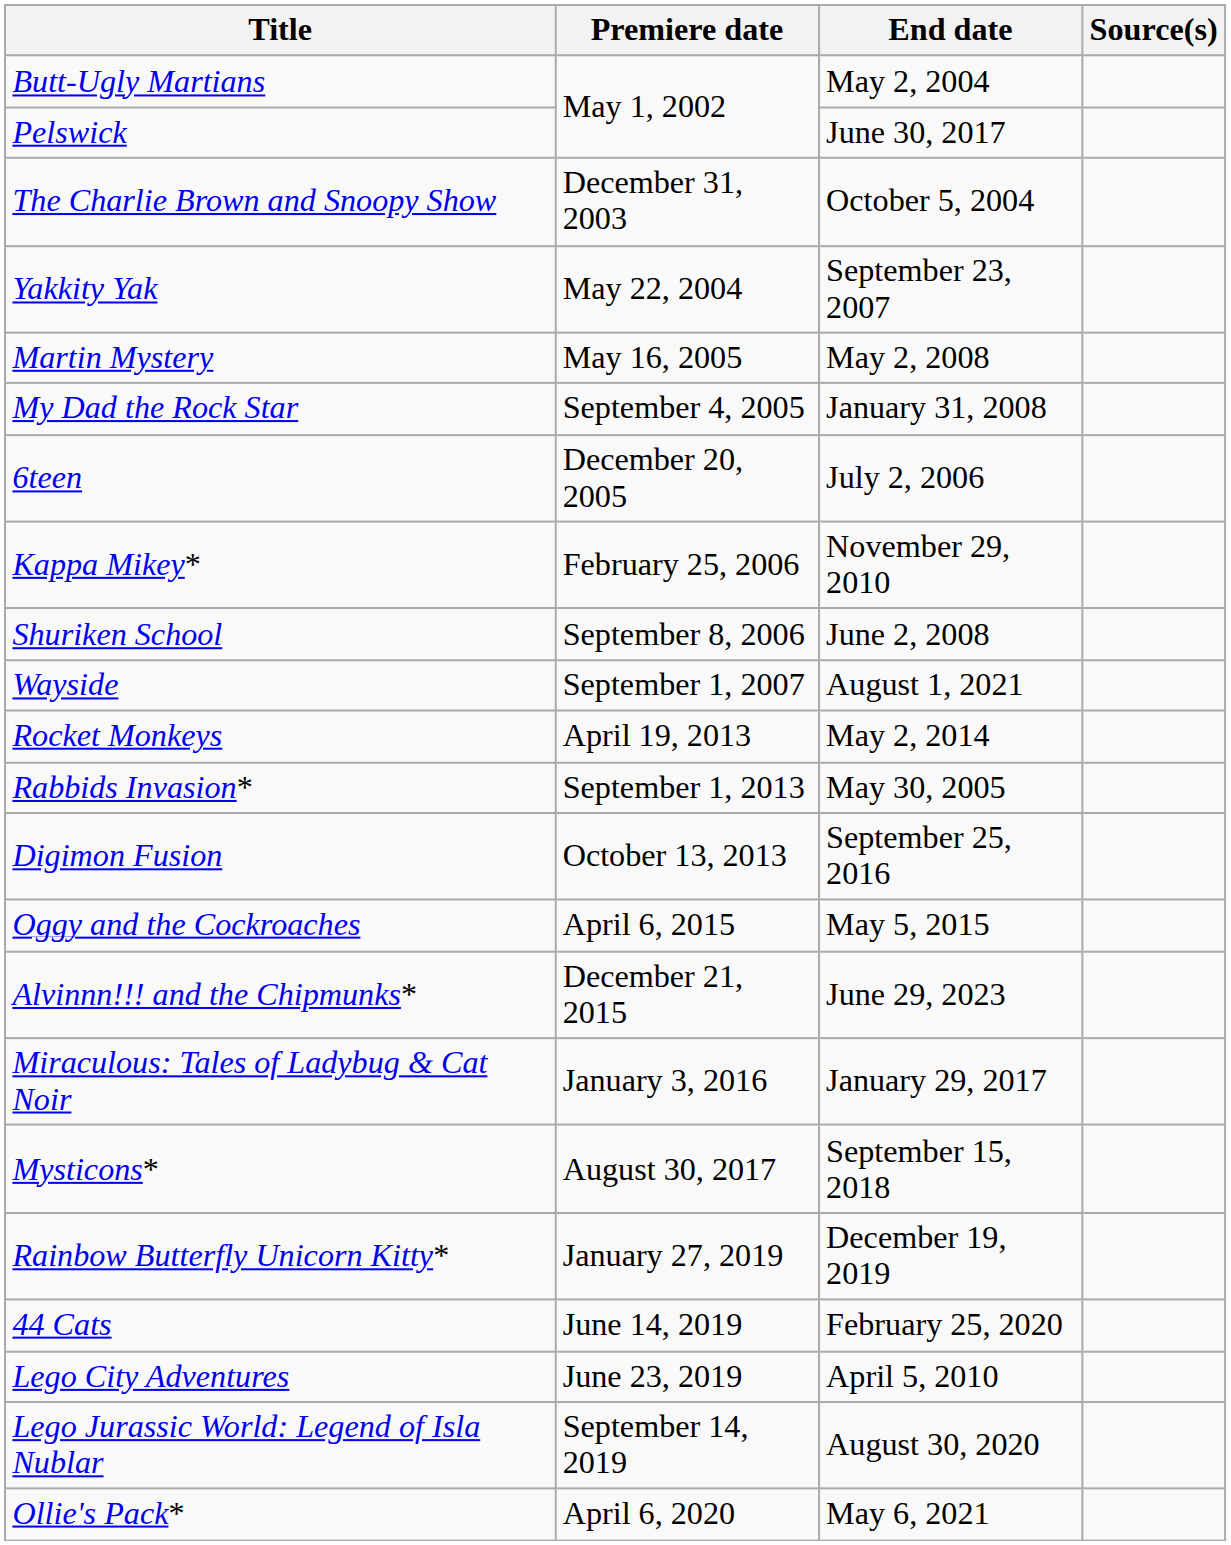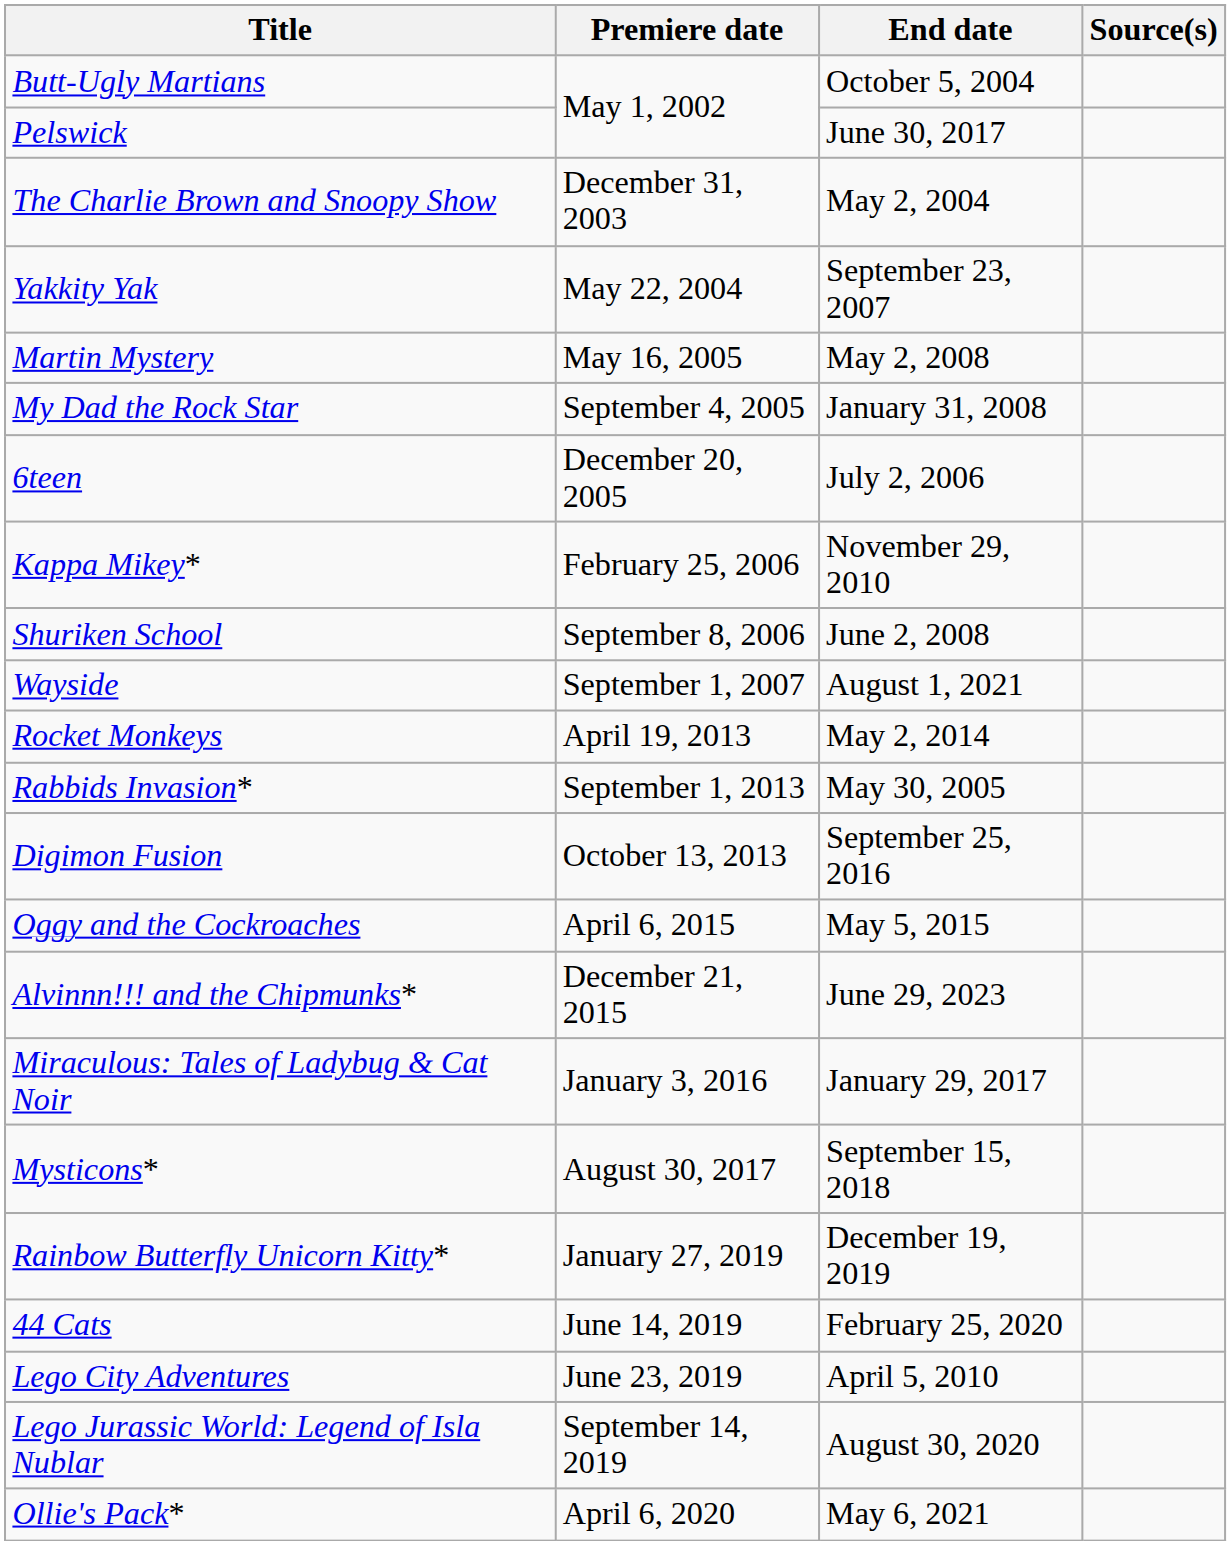(908, 81) May 2, 2004 -> (930, 81) October 5, 2004
(930, 201) October 5, 2004 -> (908, 201) May 2, 2004
